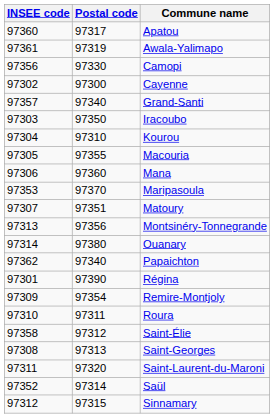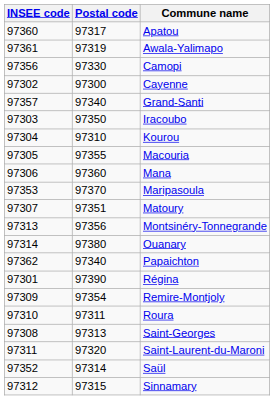- row: (167, 333)
